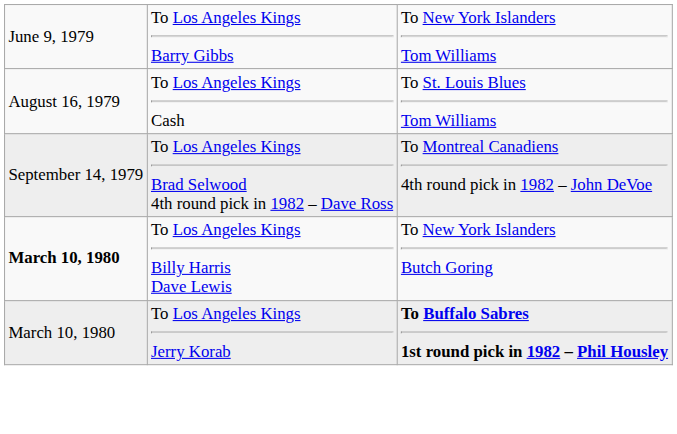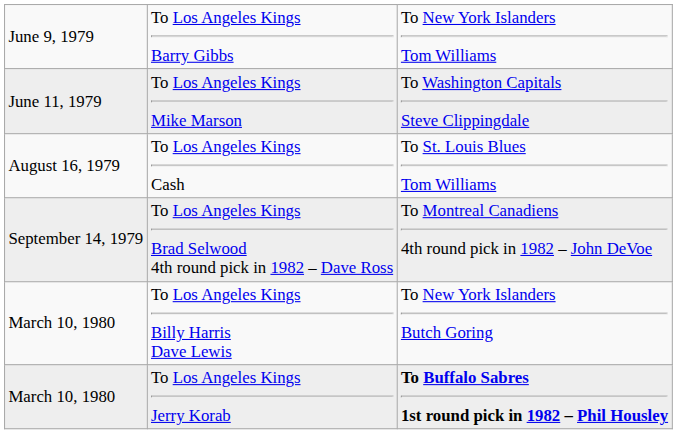+ row: (272, 101)
(64, 258) bold -> (62, 322) normal
